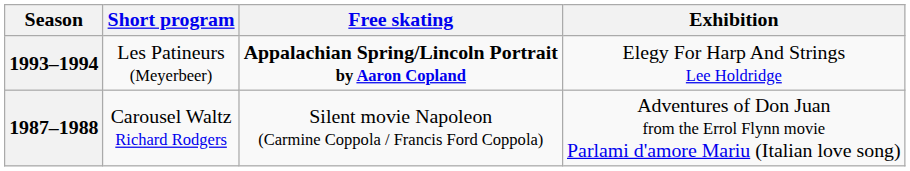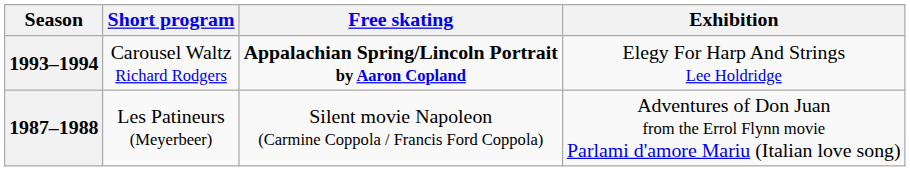(171, 62) Les Patineurs (Meyerbeer) -> (171, 62) Carousel Waltz Richard Rodgers
(171, 127) Carousel Waltz Richard Rodgers -> (171, 127) Les Patineurs (Meyerbeer)
